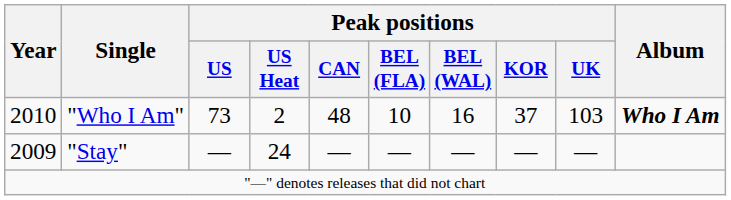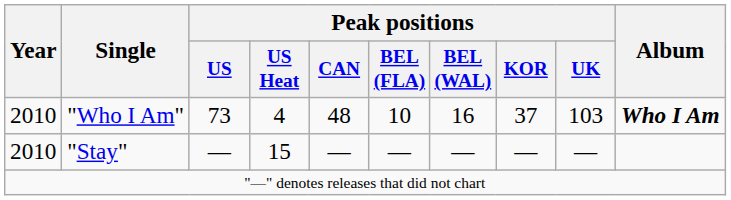(279, 115) 2 -> (279, 115) 4
(33, 152) 2009 -> (33, 152) 2010
(279, 152) 24 -> (279, 152) 15
